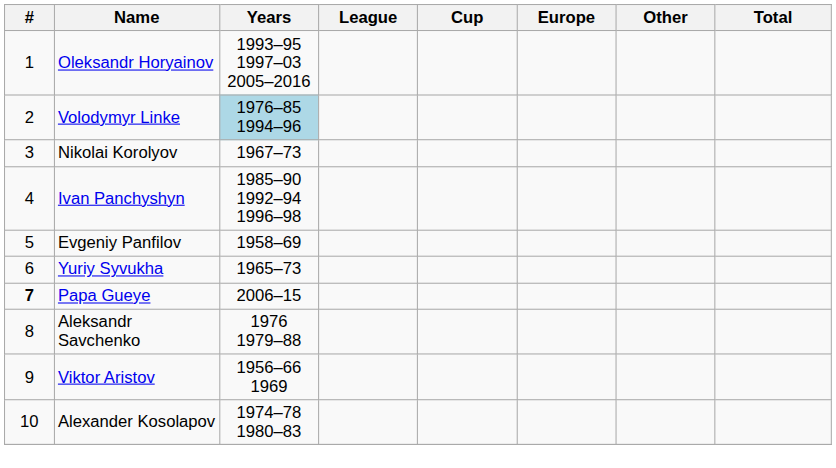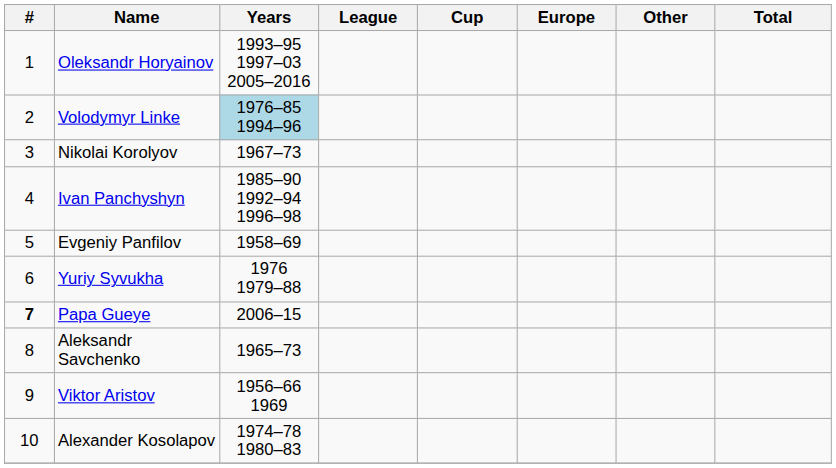(269, 269) 1965–73 -> (269, 278) 1976 1979–88
(269, 331) 1976 1979–88 -> (269, 350) 1965–73
